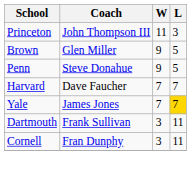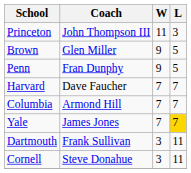(97, 68) Steve Donahue -> (93, 68) Fran Dunphy
+ row: (30, 104)
(93, 141) Fran Dunphy -> (97, 159) Steve Donahue
